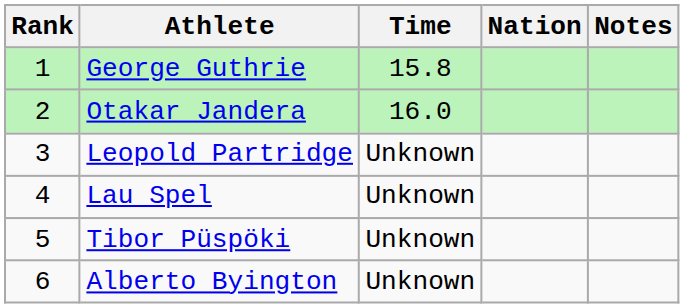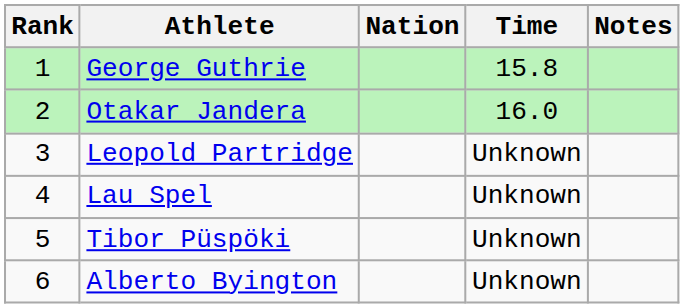columns swapped: (535, 26) <-> (420, 26)
